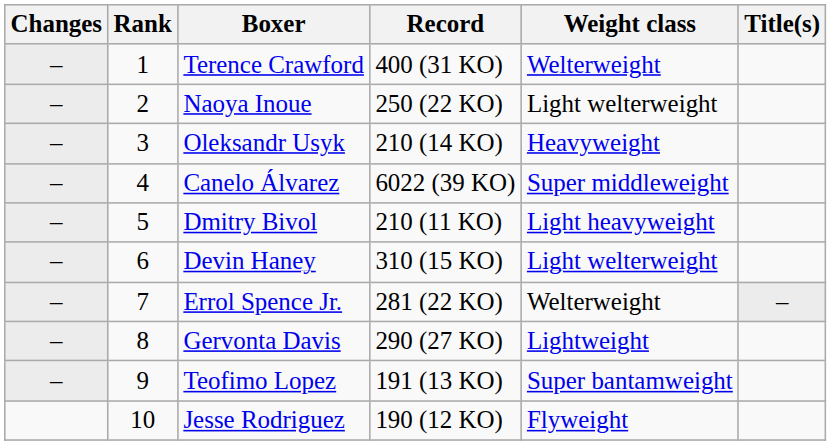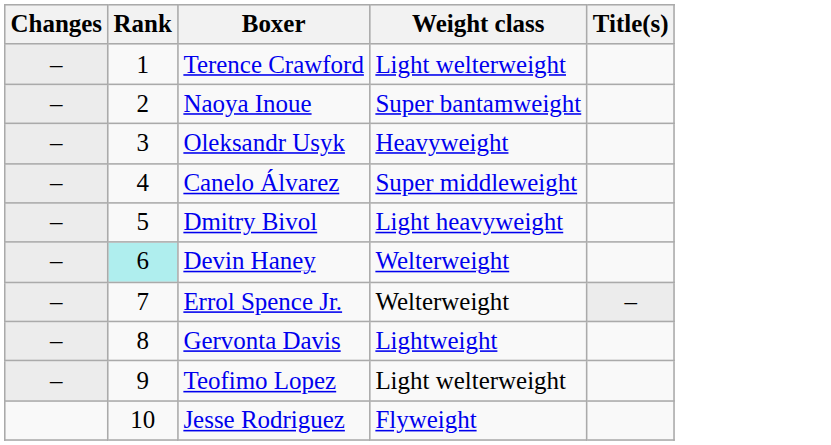- column: (445, 24)
(594, 63) Welterweight -> (471, 63) Light welterweight
(622, 103) Light welterweight -> (478, 103) Super bantamweight
(143, 261) no background -> (143, 261) paleturquoise background
(622, 261) Light welterweight -> (442, 261) Welterweight
(630, 380) Super bantamweight -> (471, 380) Light welterweight
